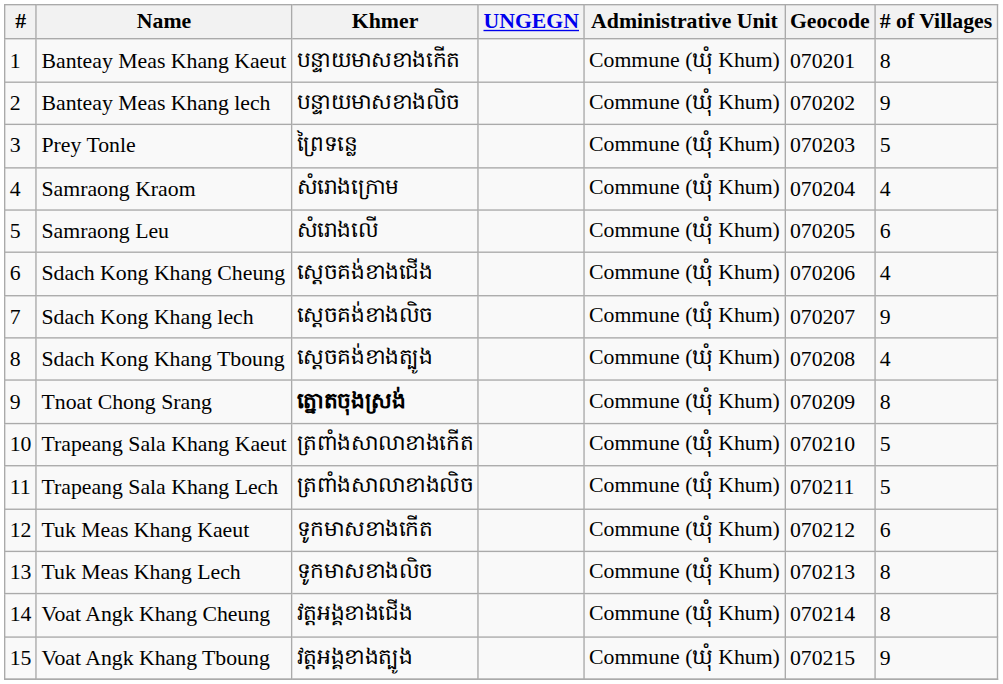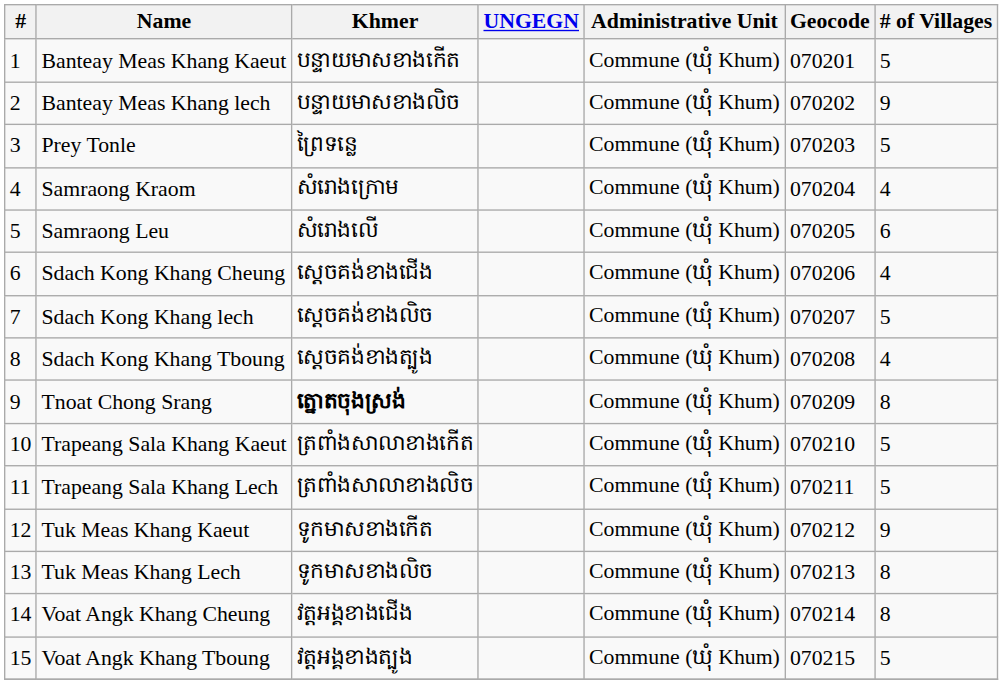(885, 60) 8 -> (885, 60) 5
(885, 316) 9 -> (885, 316) 5
(885, 529) 6 -> (885, 529) 9
(885, 657) 9 -> (885, 657) 5
